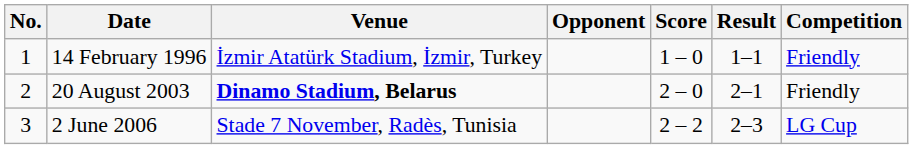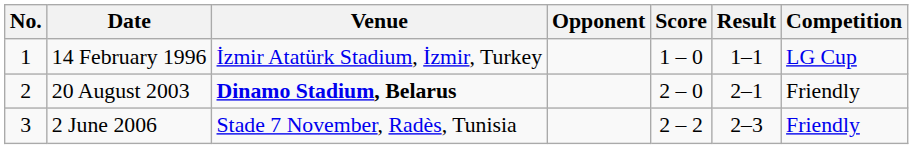(823, 56) Friendly -> (821, 56) LG Cup
(821, 125) LG Cup -> (823, 125) Friendly
